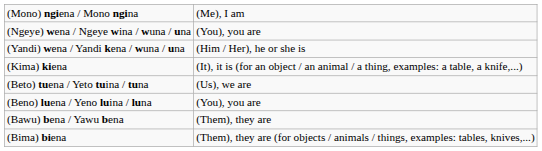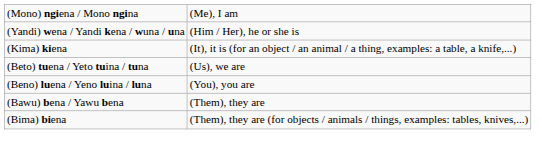- row: (99, 31)
